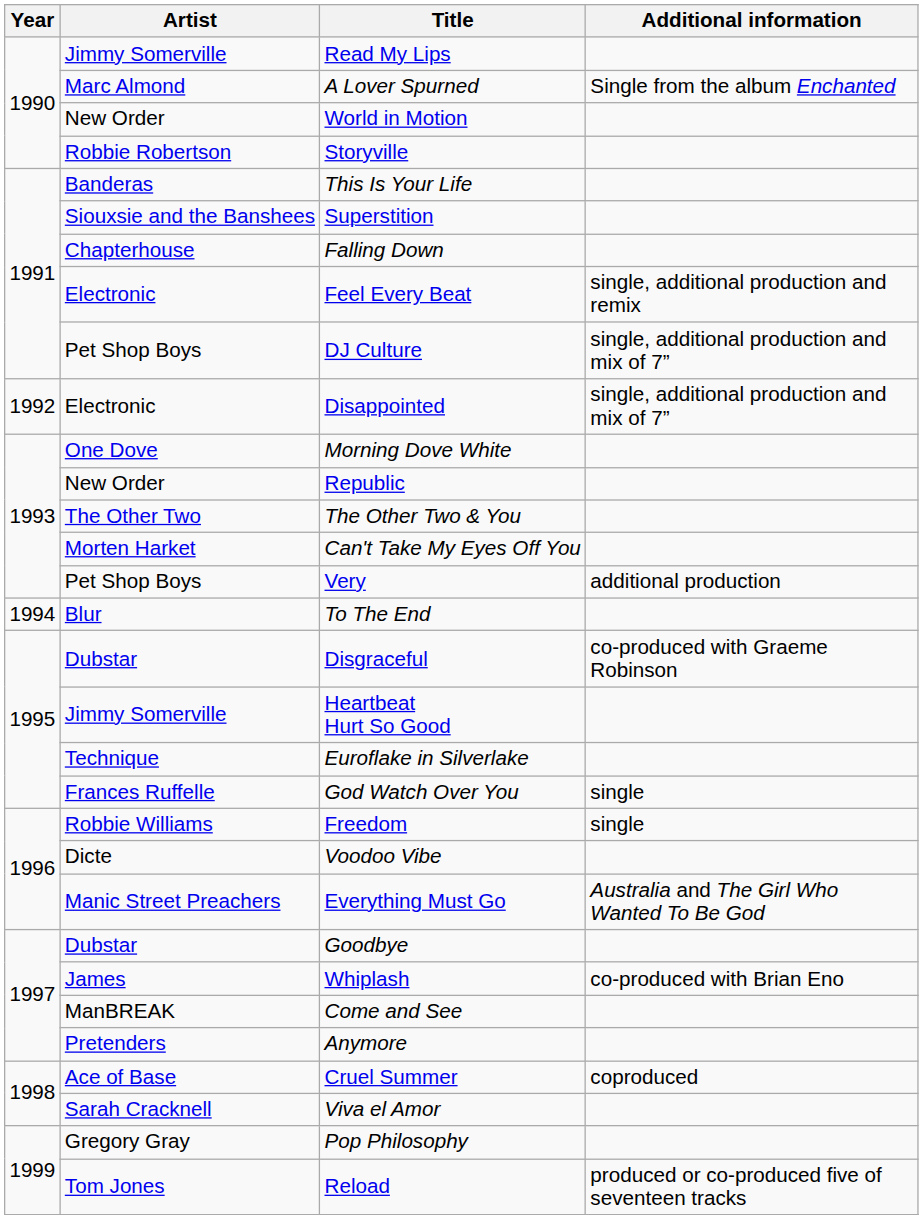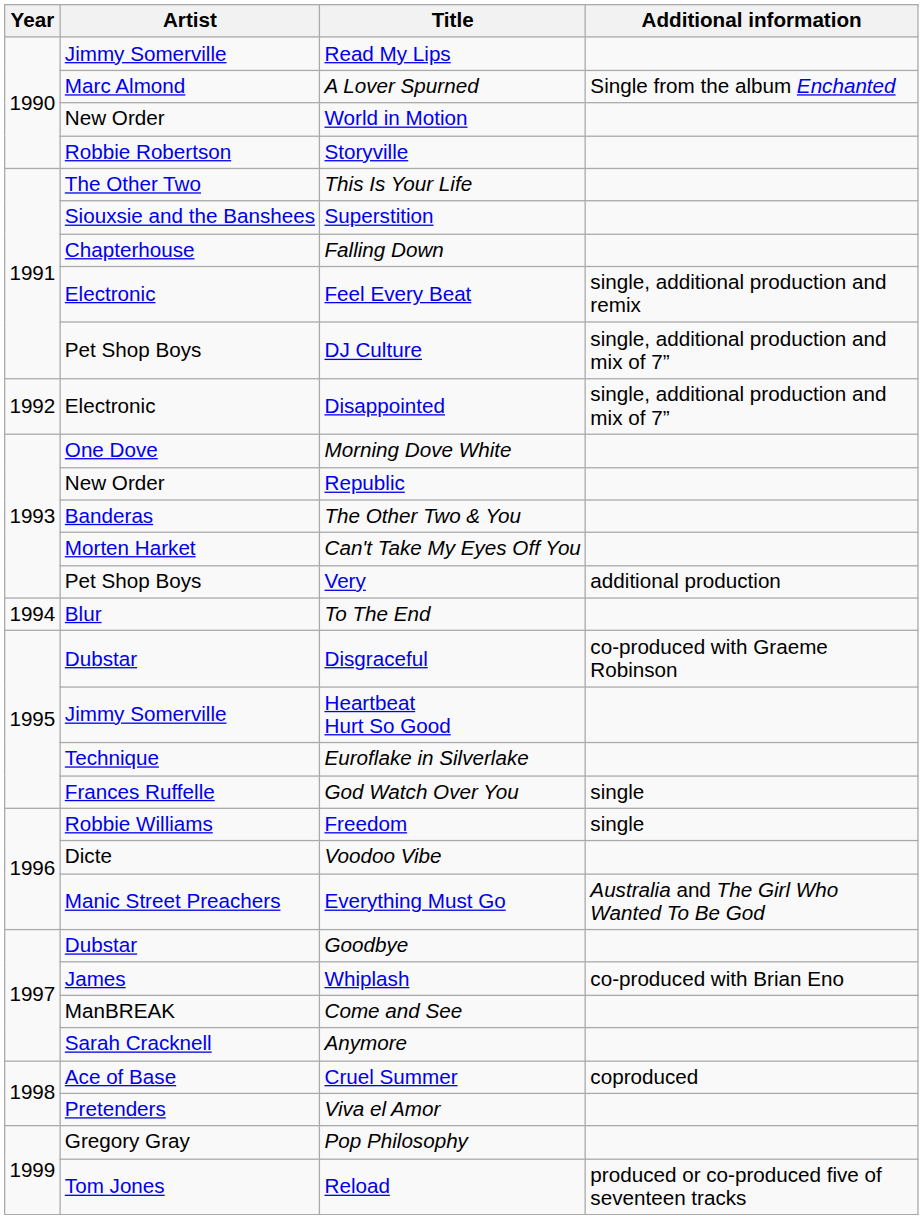(109, 184) Banderas -> (133, 184) The Other Two
(133, 516) The Other Two -> (109, 516) Banderas
(115, 1043) Pretenders -> (138, 1043) Sarah Cracknell
(138, 1109) Sarah Cracknell -> (115, 1109) Pretenders
